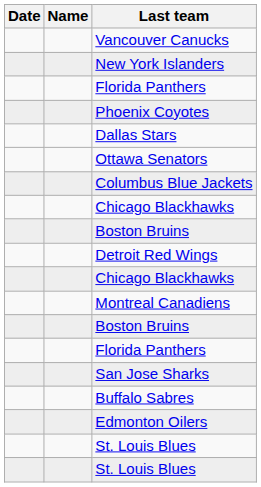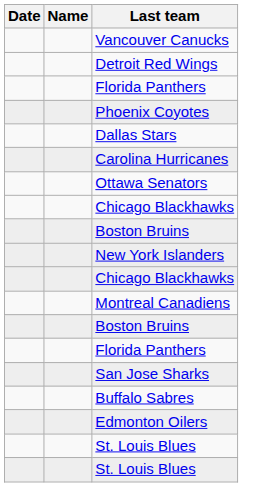rows swapped: (24, 64) <-> (24, 255)
+ row: (24, 160)
- row: (24, 183)
